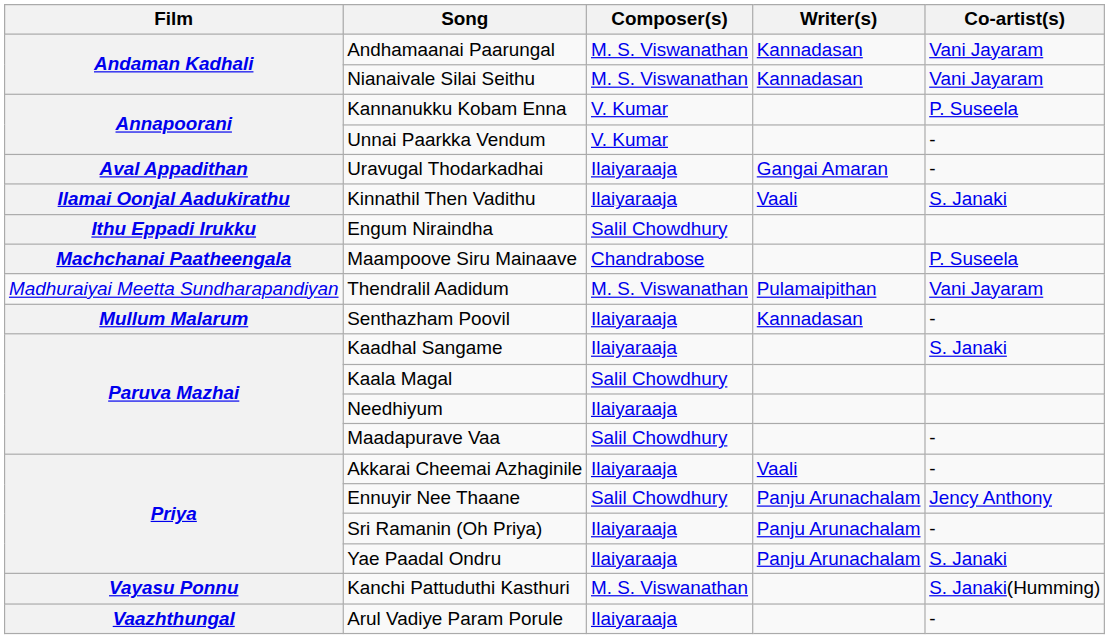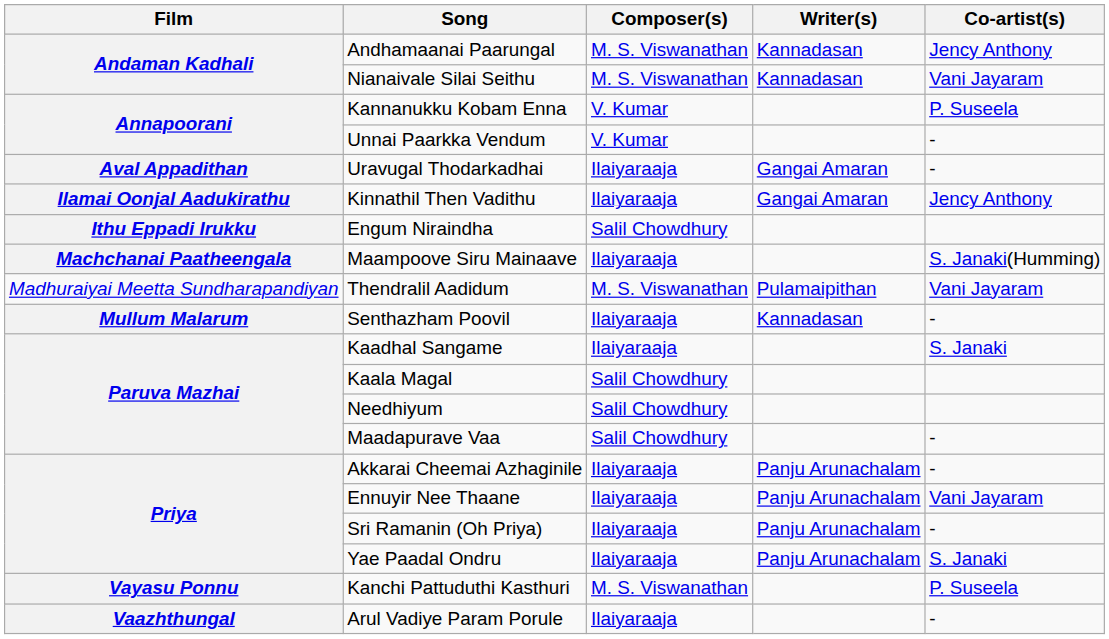(986, 49) Vani Jayaram -> (991, 49) Jency Anthony
(777, 199) Vaali -> (822, 199) Gangai Amaran
(968, 199) S. Janaki -> (991, 199) Jency Anthony
(648, 259) Chandrabose -> (634, 259) Ilaiyaraaja
(974, 259) P. Suseela -> (1015, 259) S. Janaki(Humming)
(634, 408) Ilaiyaraaja -> (659, 408) Salil Chowdhury
(777, 468) Vaali -> (839, 468) Panju Arunachalam
(659, 498) Salil Chowdhury -> (634, 498) Ilaiyaraaja
(991, 498) Jency Anthony -> (986, 498) Vani Jayaram
(1015, 588) S. Janaki(Humming) -> (974, 588) P. Suseela
